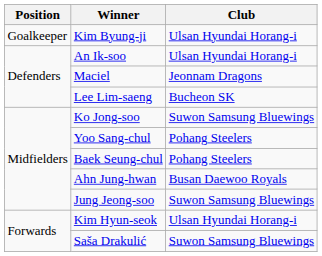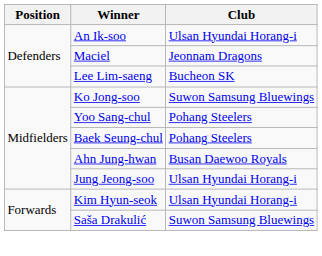- row: (110, 35)
(241, 199) Suwon Samsung Bluewings -> (233, 179) Ulsan Hyundai Horang-i
